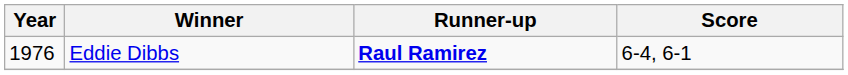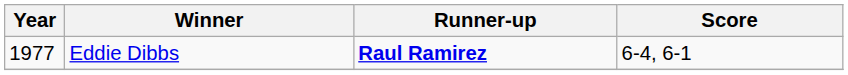(32, 52) 1976 -> (32, 52) 1977
